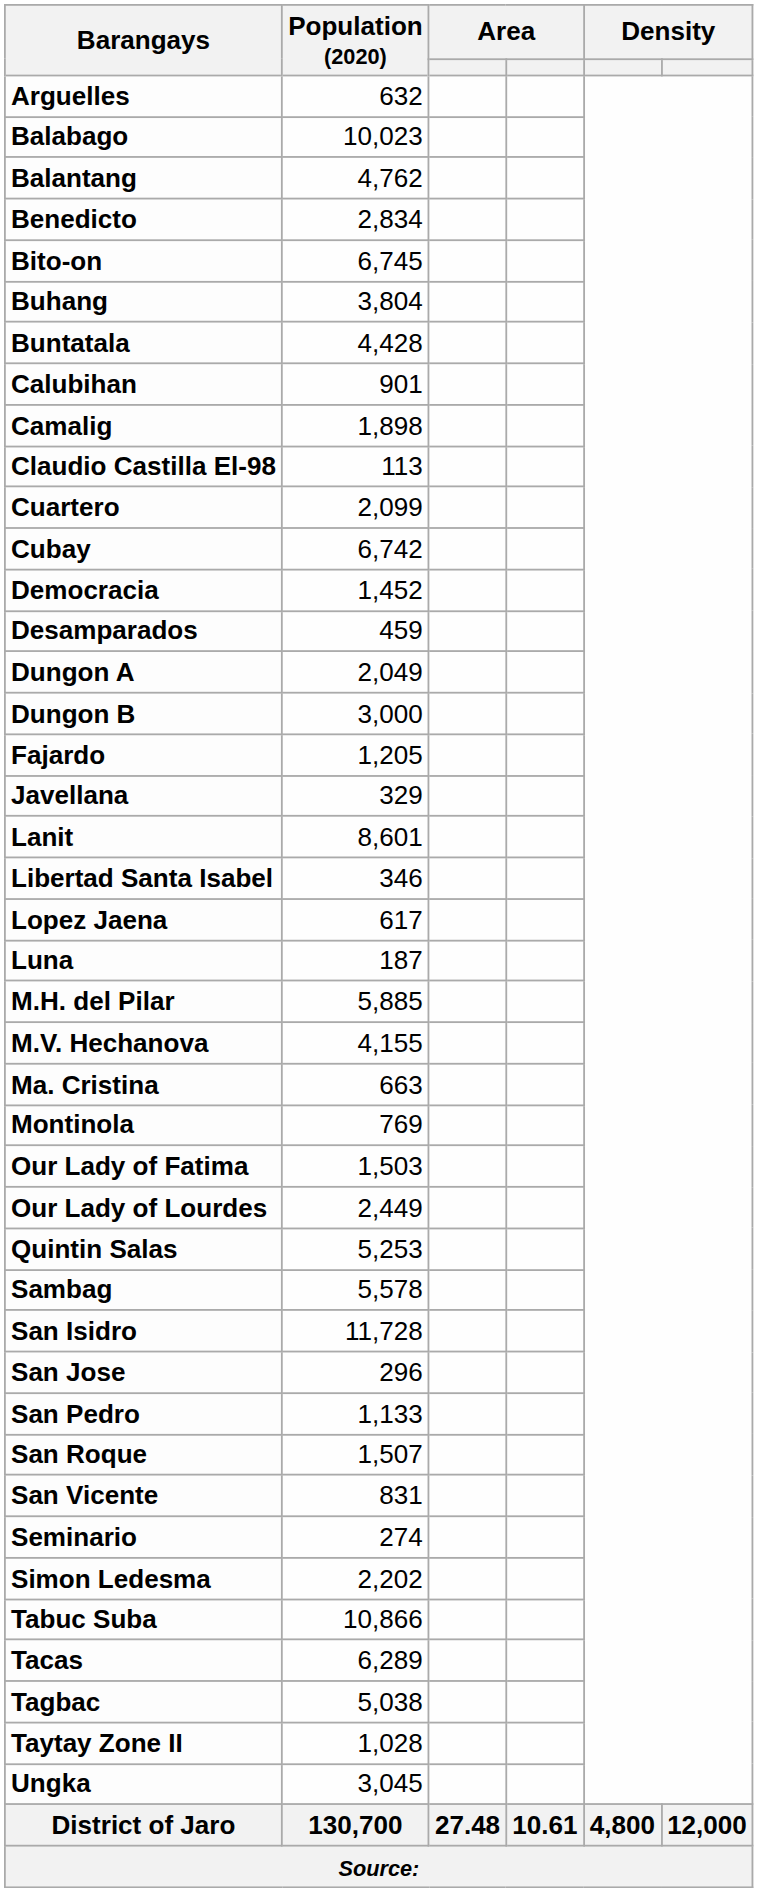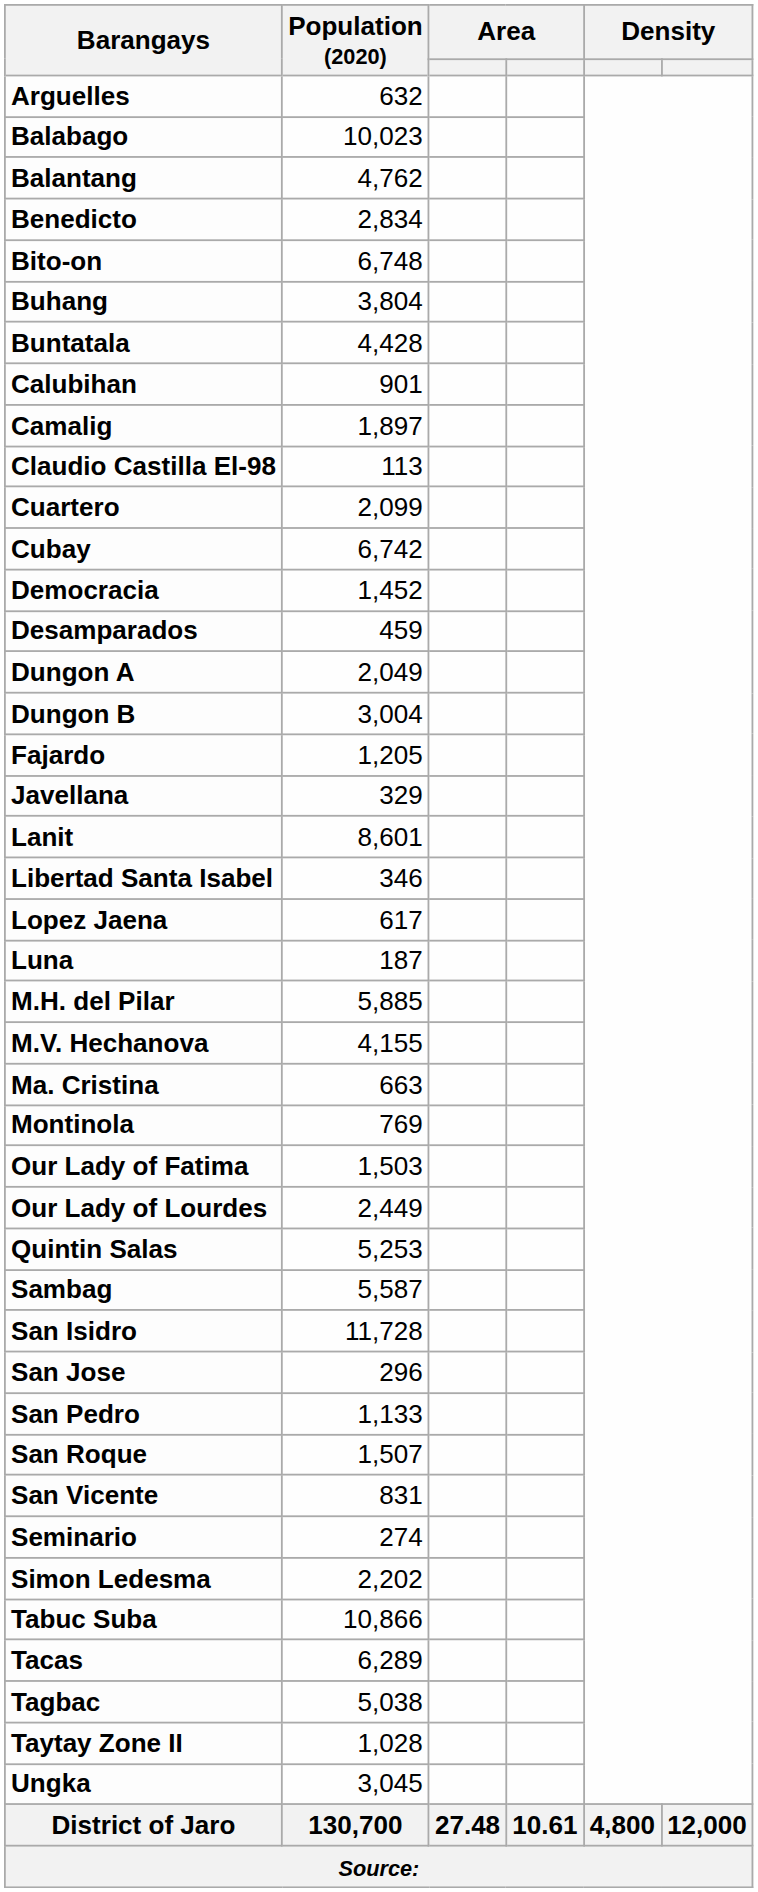(390, 261) 6,745 -> (390, 261) 6,748
(390, 425) 1,898 -> (390, 425) 1,897
(390, 714) 3,000 -> (390, 714) 3,004
(390, 1290) 5,578 -> (390, 1290) 5,587
